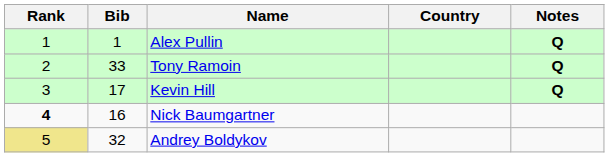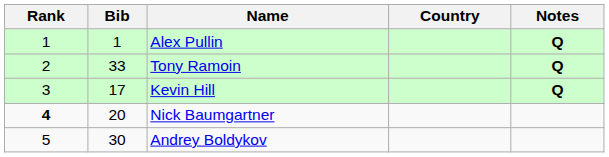(117, 115) 16 -> (117, 115) 20
(46, 139) khaki background -> (46, 139) no background
(117, 139) 32 -> (117, 139) 30
